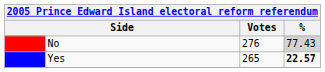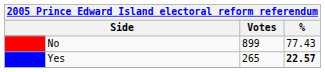(251, 44) 276 -> (251, 44) 899
(301, 44) lightgrey background -> (301, 44) no background
